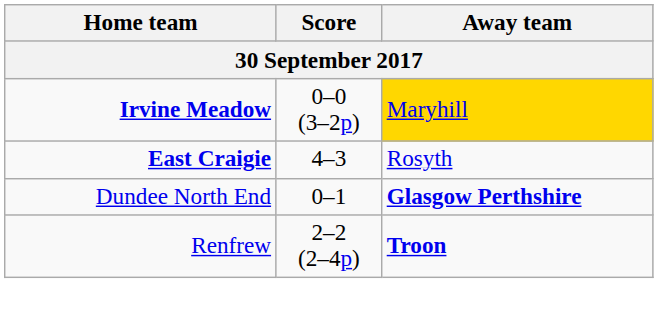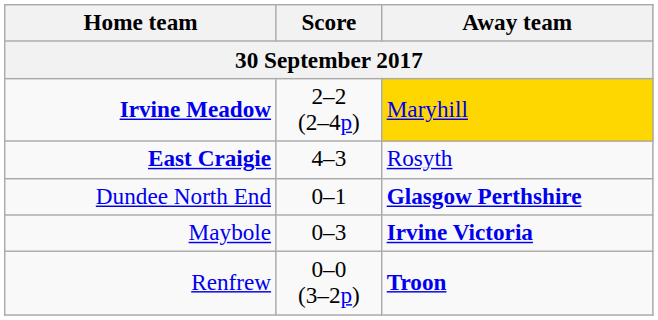(329, 109) 0–0 (3–2p) -> (329, 109) 2–2 (2–4p)
+ row: (230, 232)
(329, 246) 2–2 (2–4p) -> (329, 282) 0–0 (3–2p)
